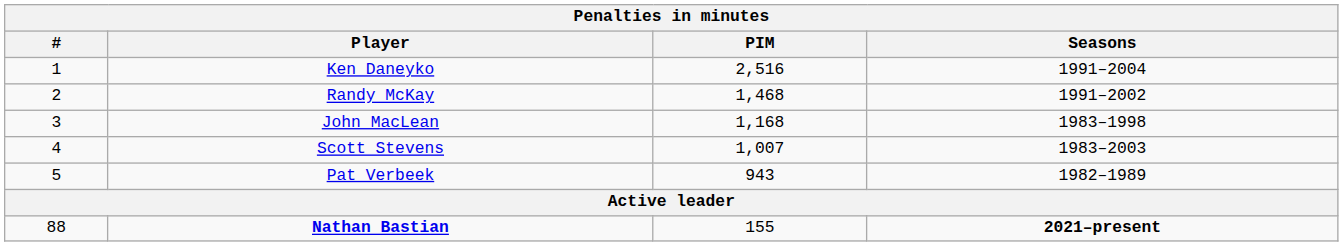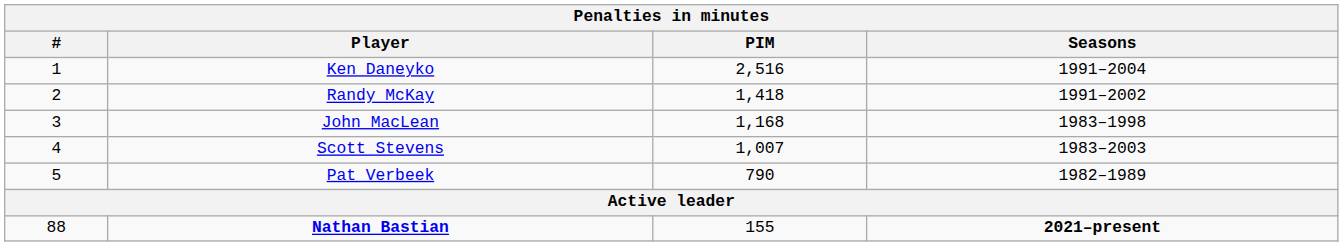(760, 97) 1,468 -> (760, 97) 1,418
(760, 176) 943 -> (760, 176) 790
